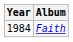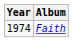(19, 29) 1984 -> (19, 29) 1974
